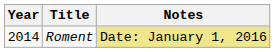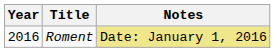(24, 37) 2014 -> (24, 37) 2016
